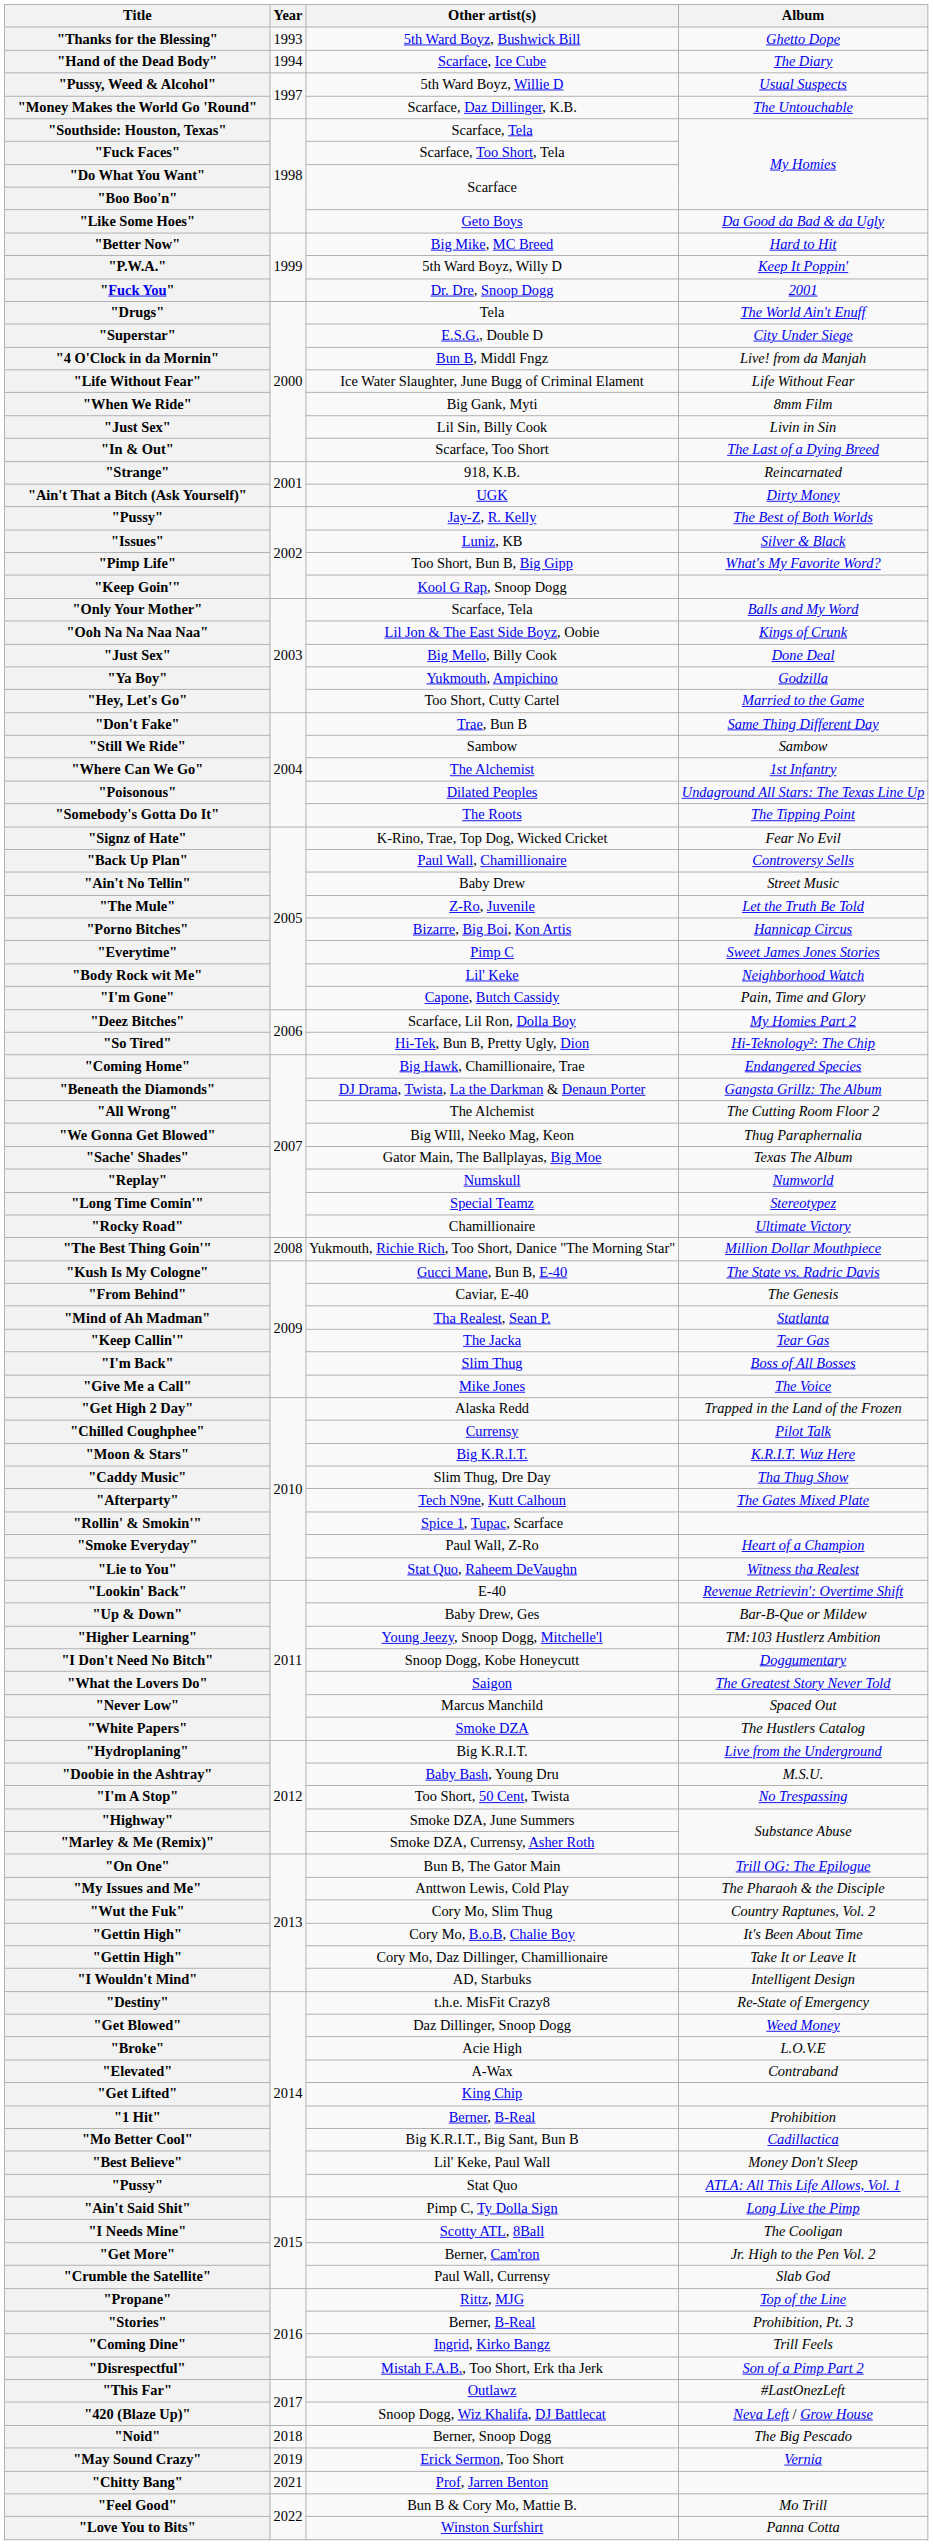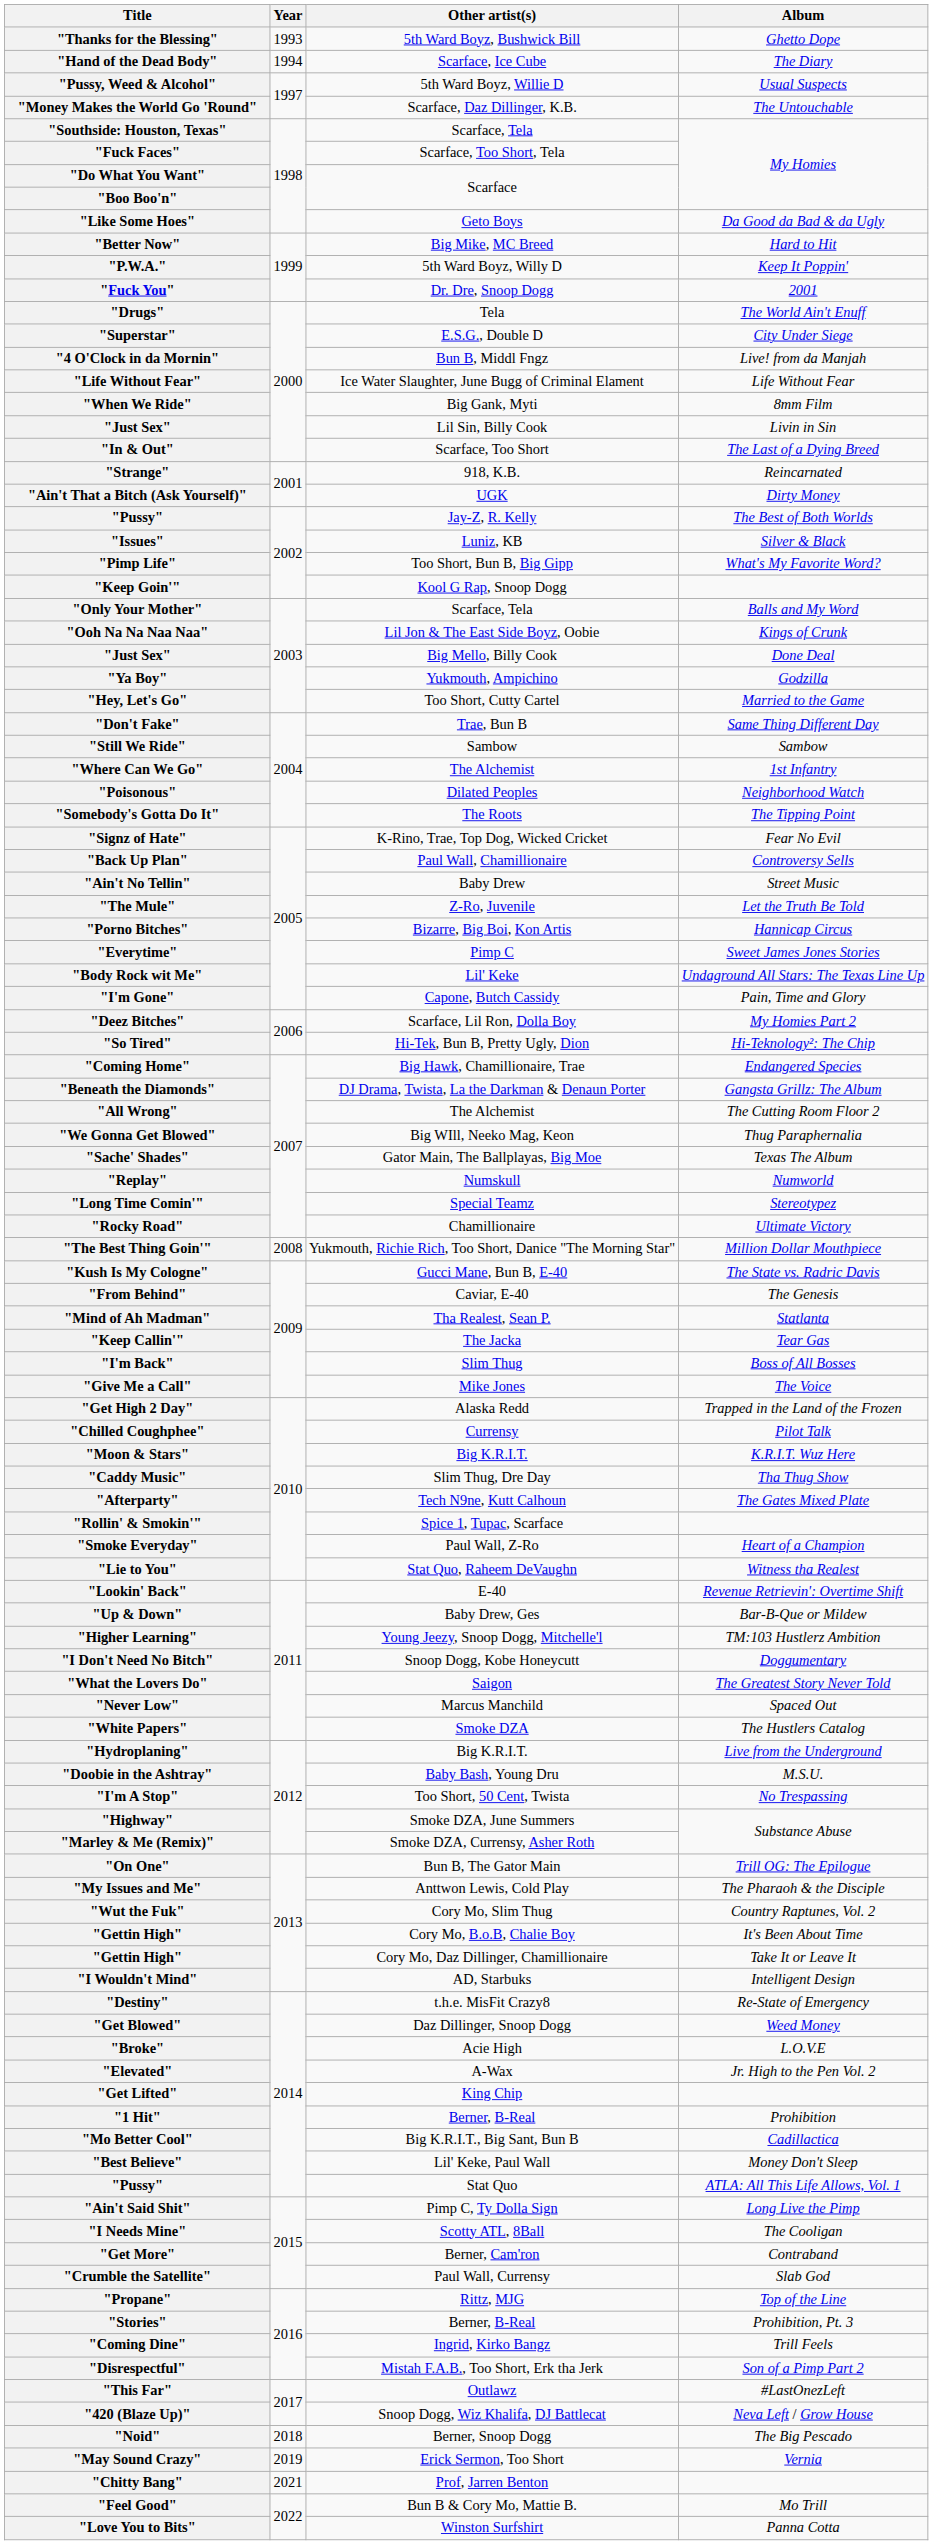(803, 792) Undaground All Stars: The Texas Line Up -> (803, 792) Neighborhood Watch
(803, 975) Neighborhood Watch -> (803, 975) Undaground All Stars: The Texas Line Up
(803, 2071) Contraband -> (803, 2071) Jr. High to the Pen Vol. 2
(803, 2253) Jr. High to the Pen Vol. 2 -> (803, 2253) Contraband
